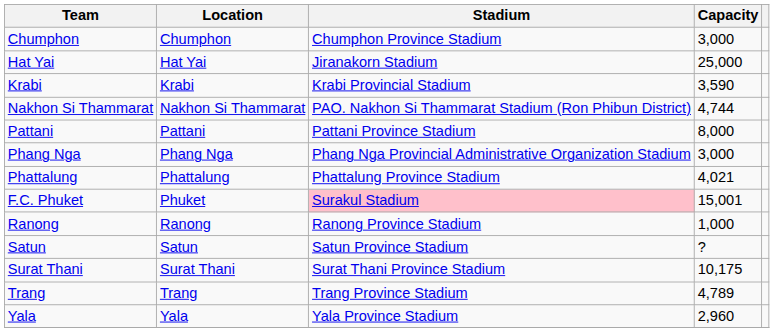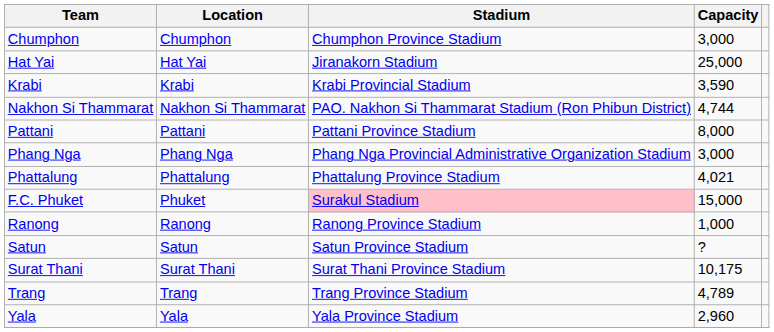(720, 200) 15,001 -> (720, 200) 15,000
